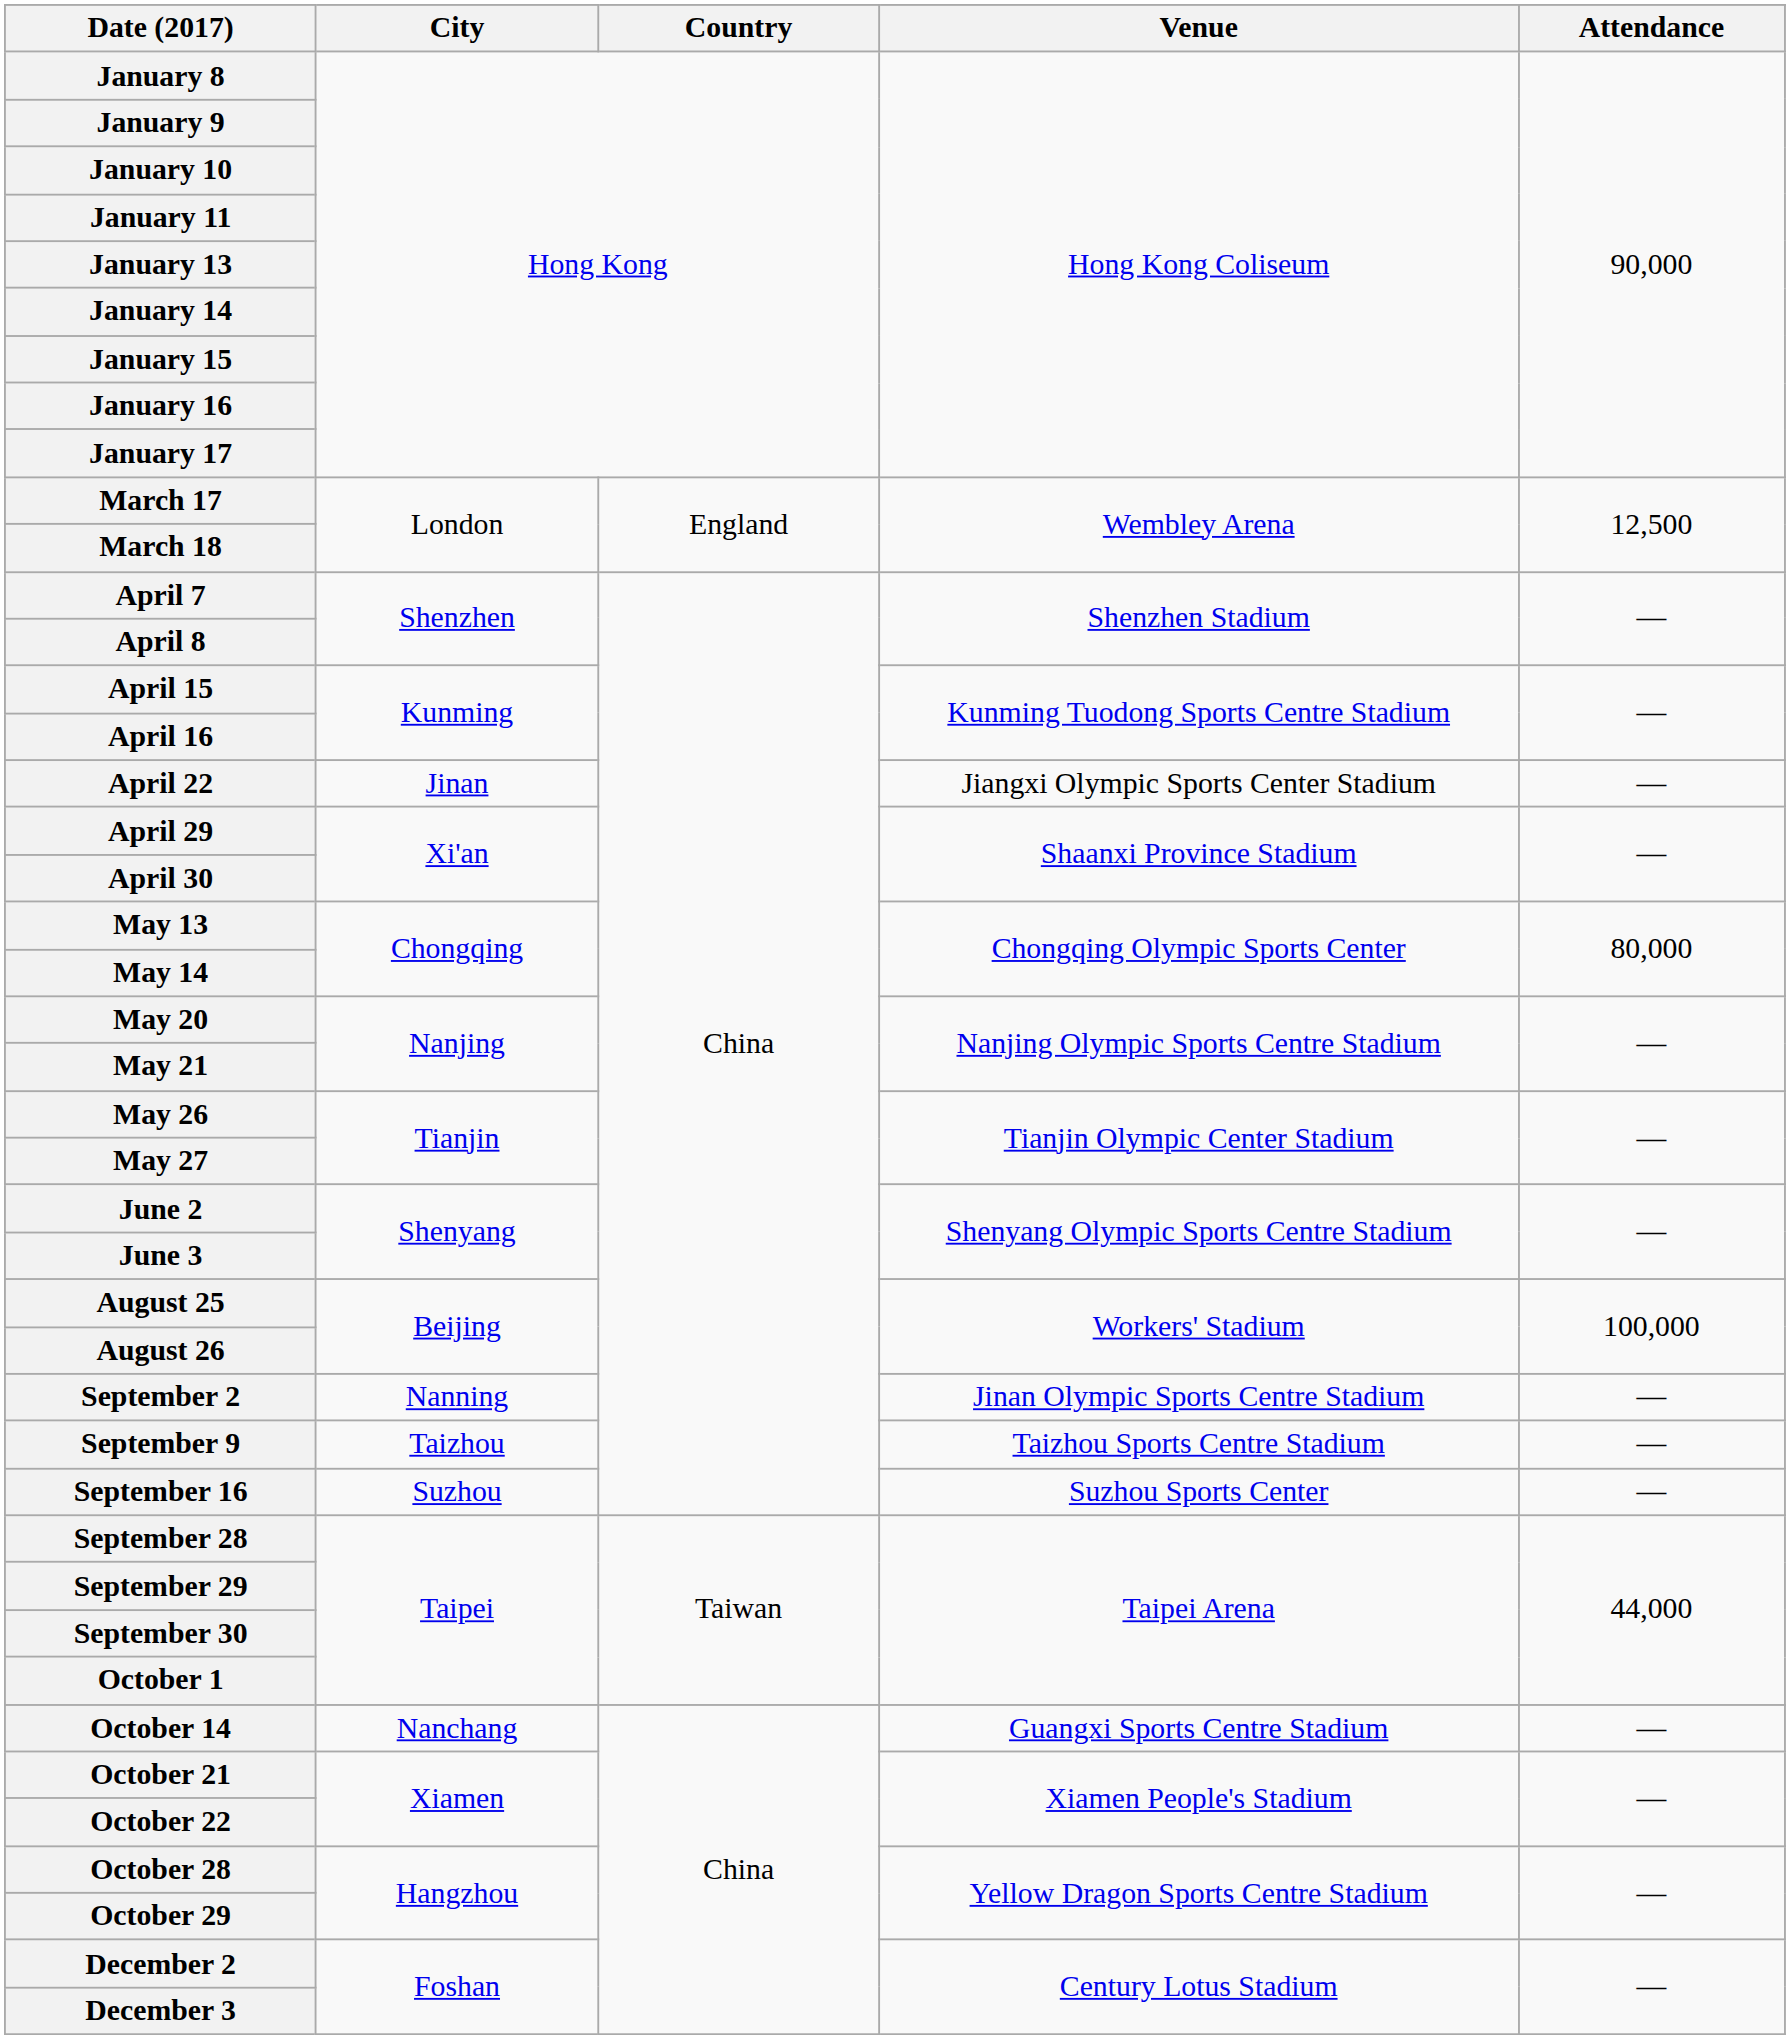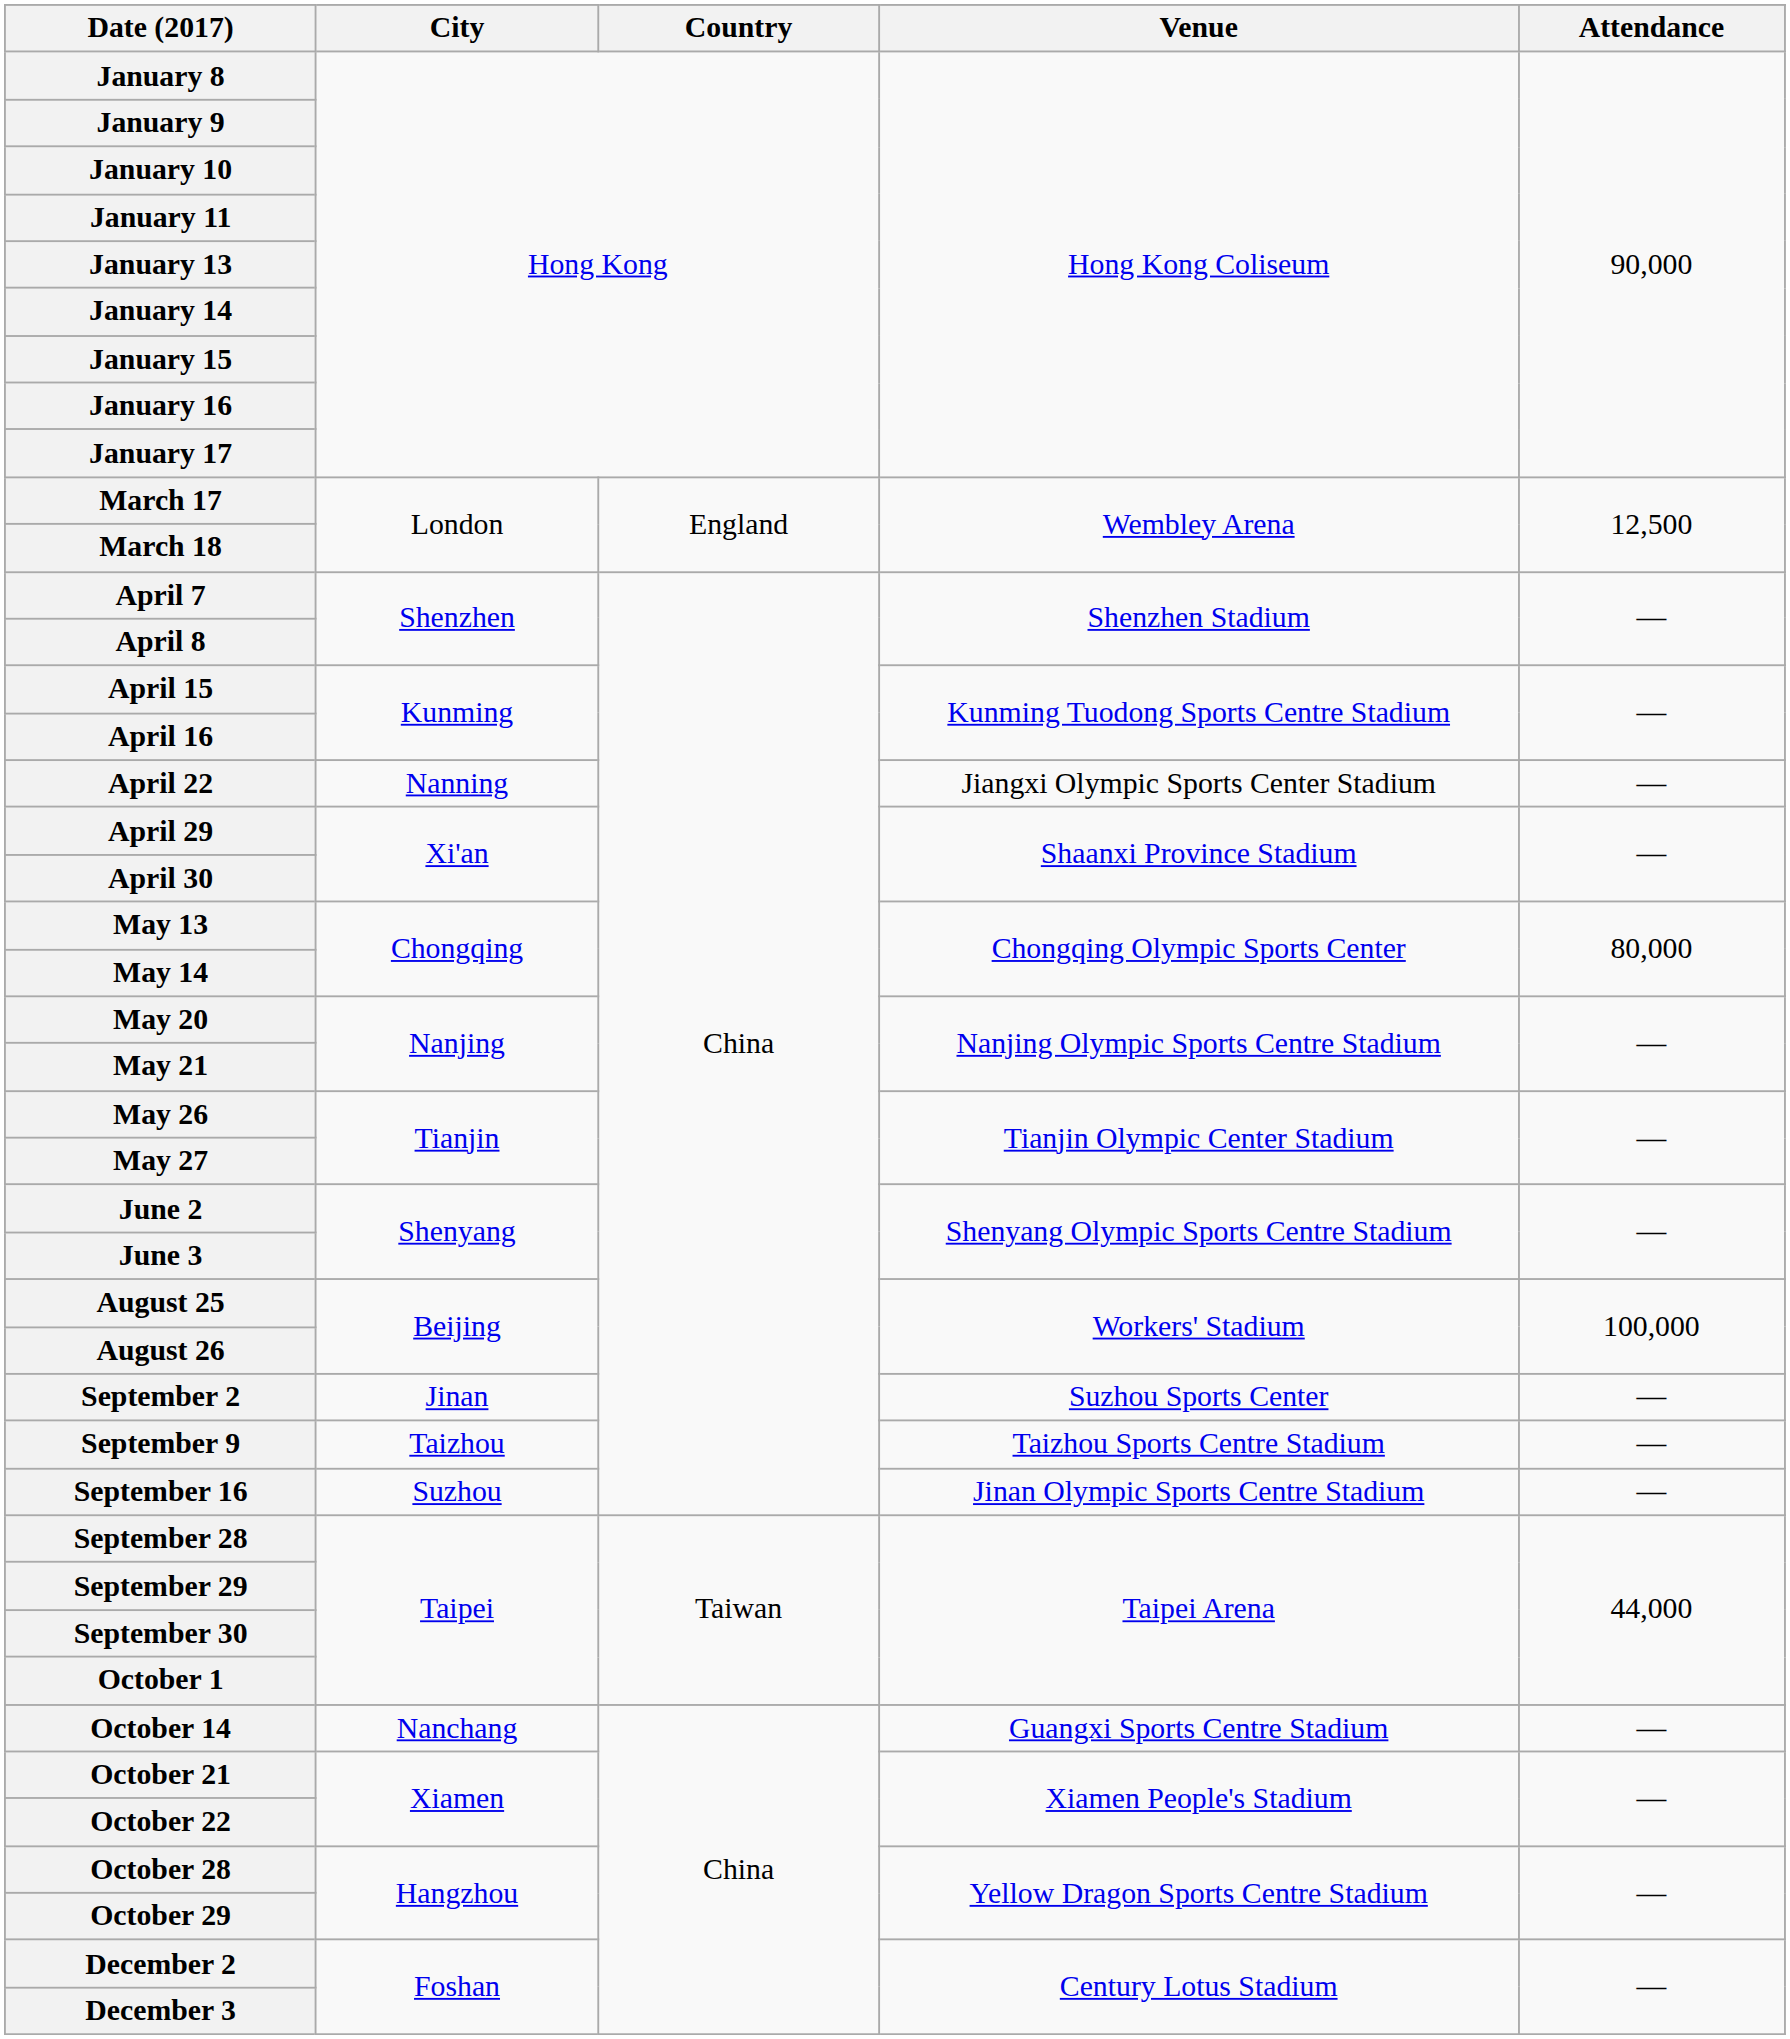(457, 783) Jinan -> (457, 783) Nanning
(457, 1396) Nanning -> (457, 1396) Jinan
(1199, 1396) Jinan Olympic Sports Centre Stadium -> (1199, 1396) Suzhou Sports Center
(1199, 1491) Suzhou Sports Center -> (1199, 1491) Jinan Olympic Sports Centre Stadium
